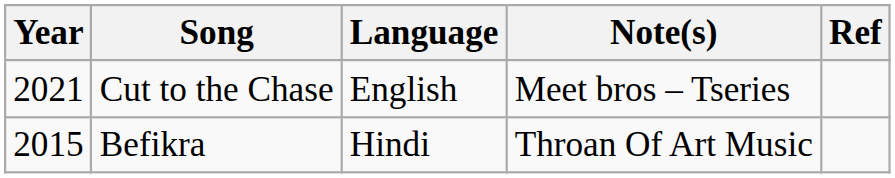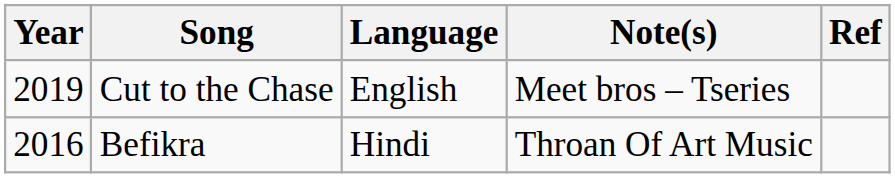(48, 88) 2021 -> (48, 88) 2019
(48, 144) 2015 -> (48, 144) 2016
